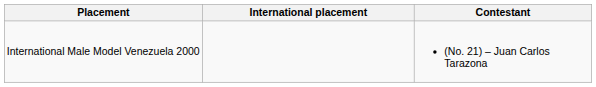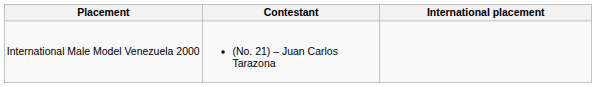columns swapped: (503, 13) <-> (308, 13)
